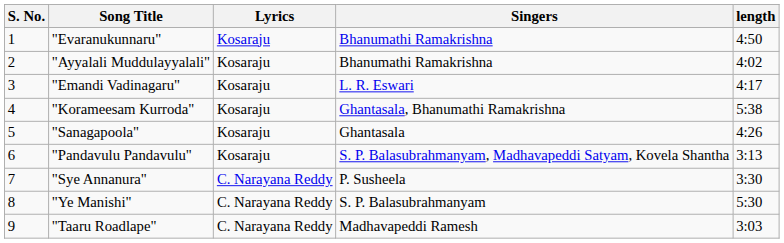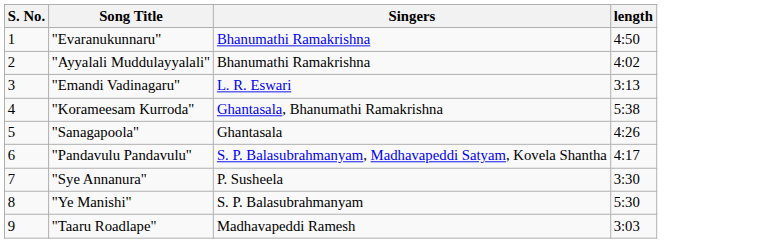- column: (275, 16)
(749, 86) 4:17 -> (627, 86) 3:13
(749, 156) 3:13 -> (627, 156) 4:17
